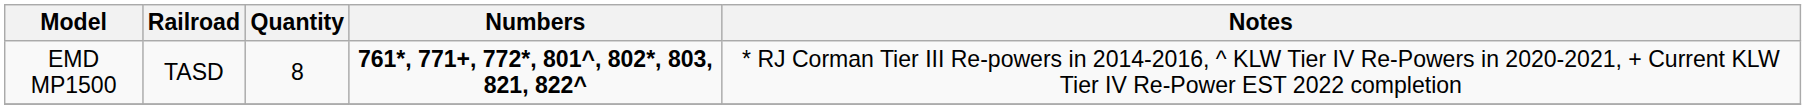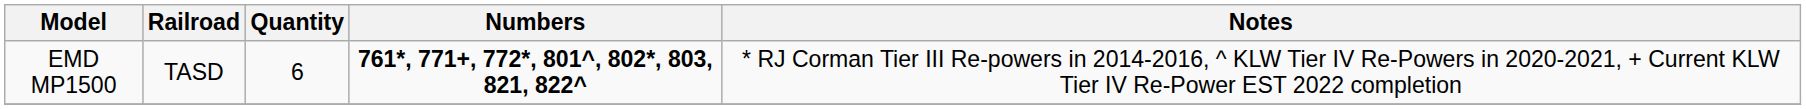(297, 72) 8 -> (297, 72) 6
